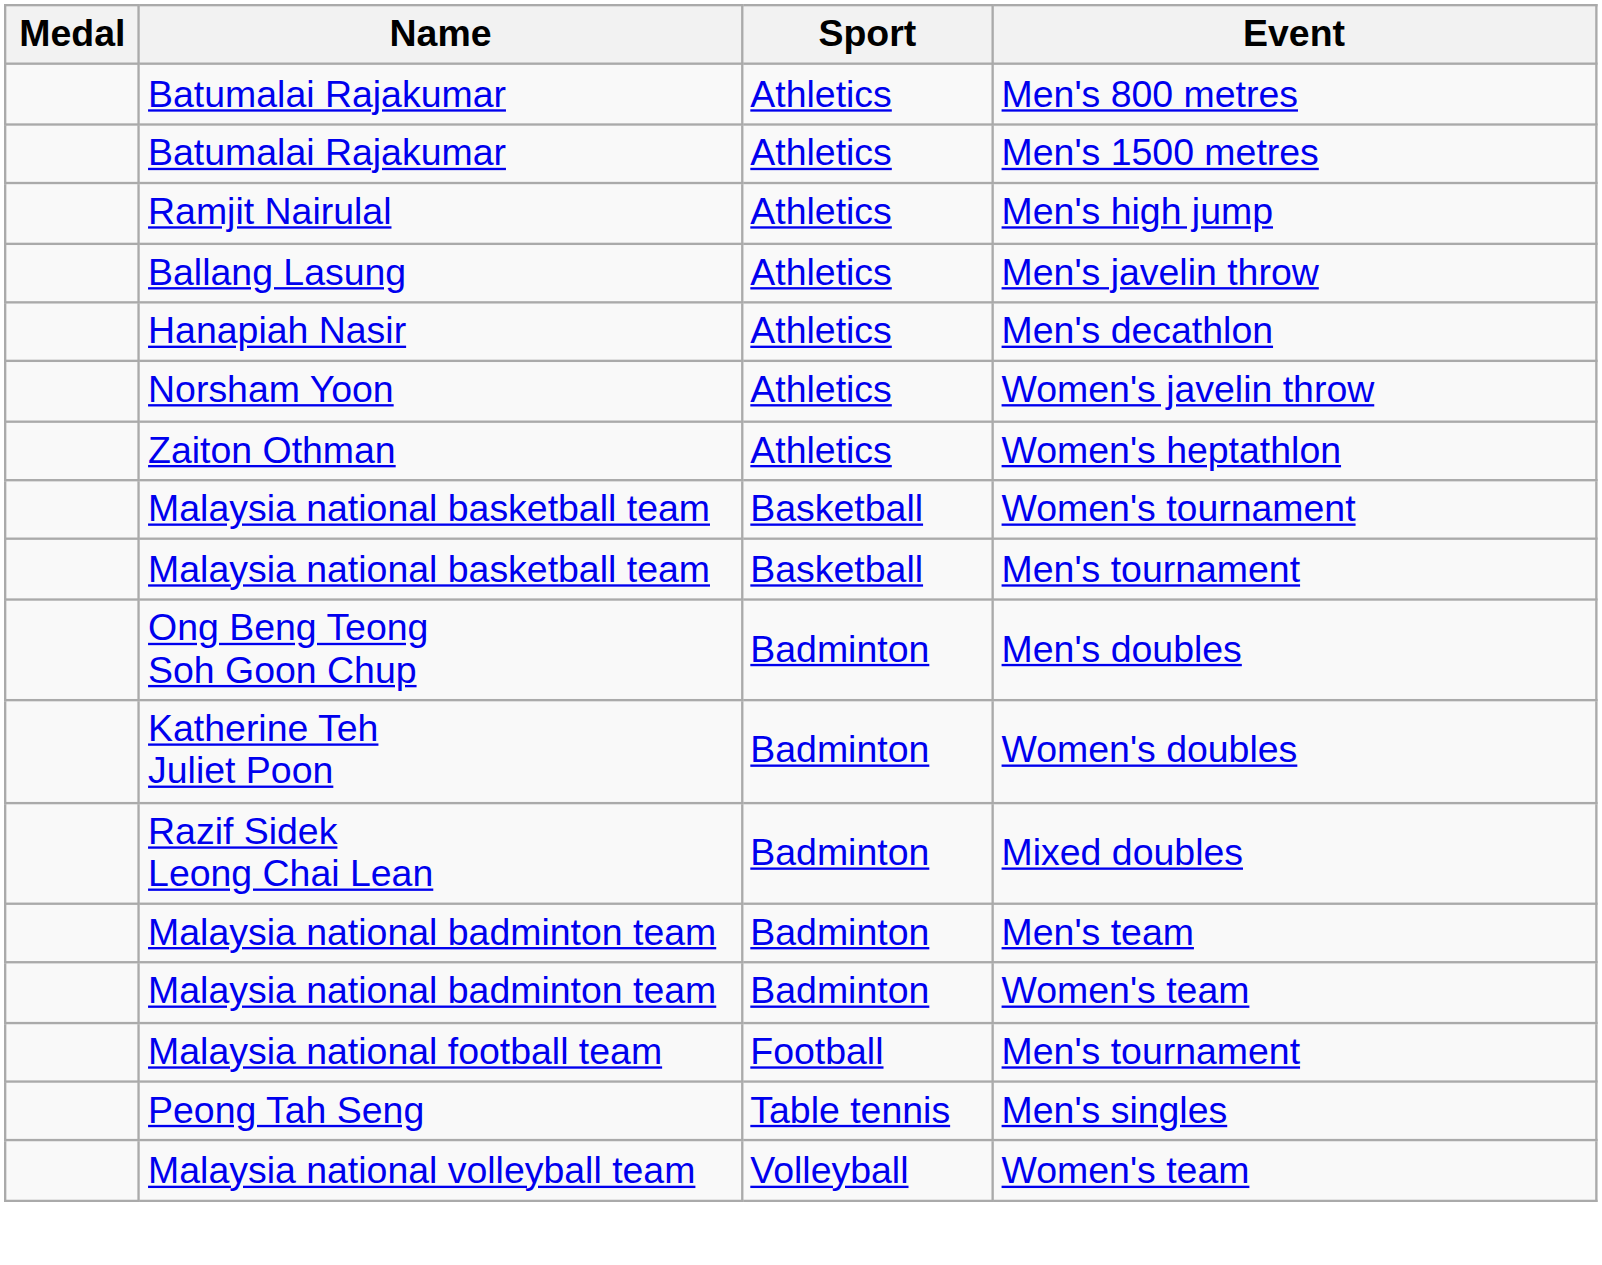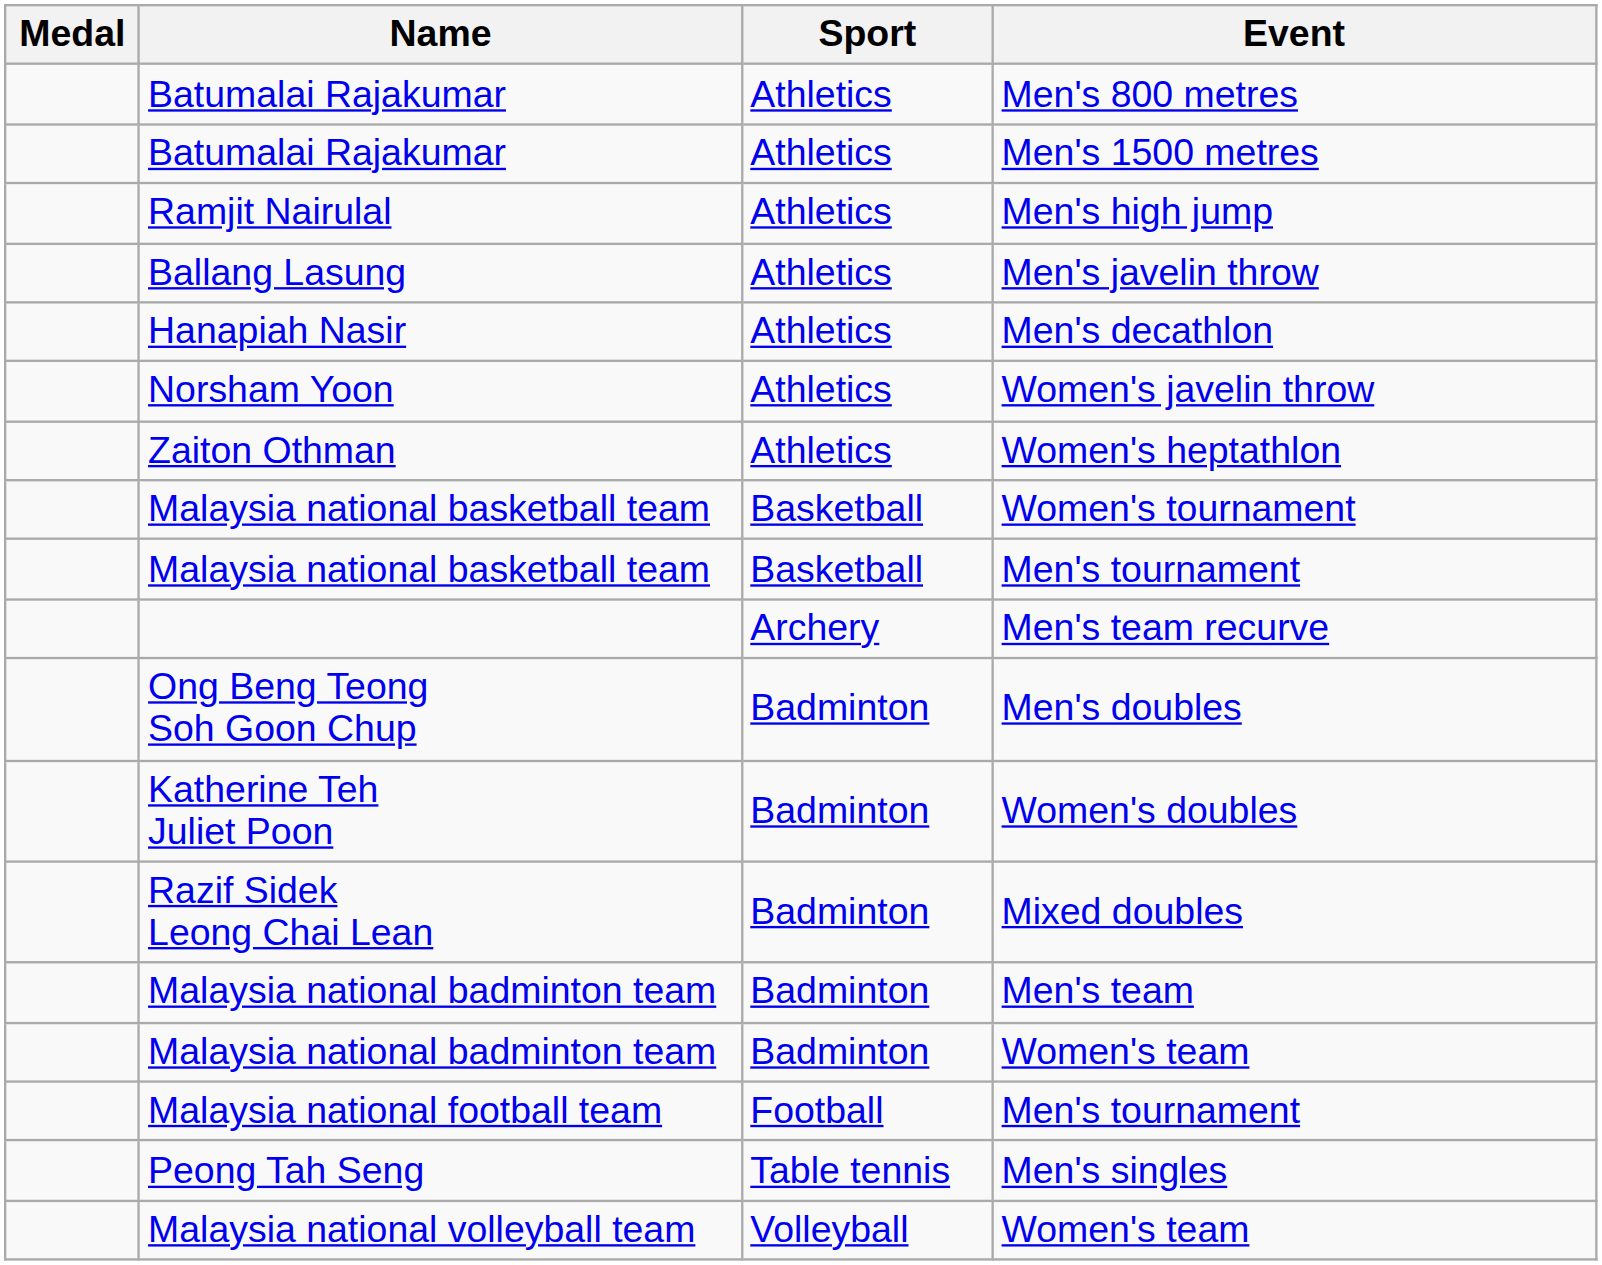+ row: (441, 629)
